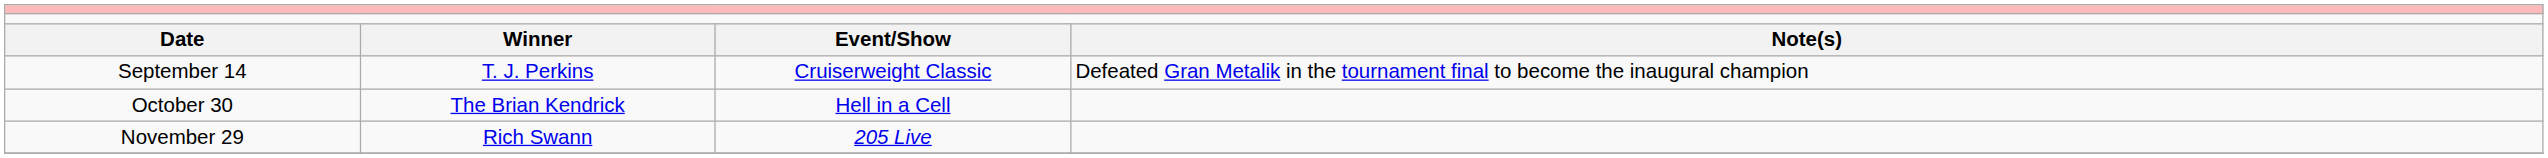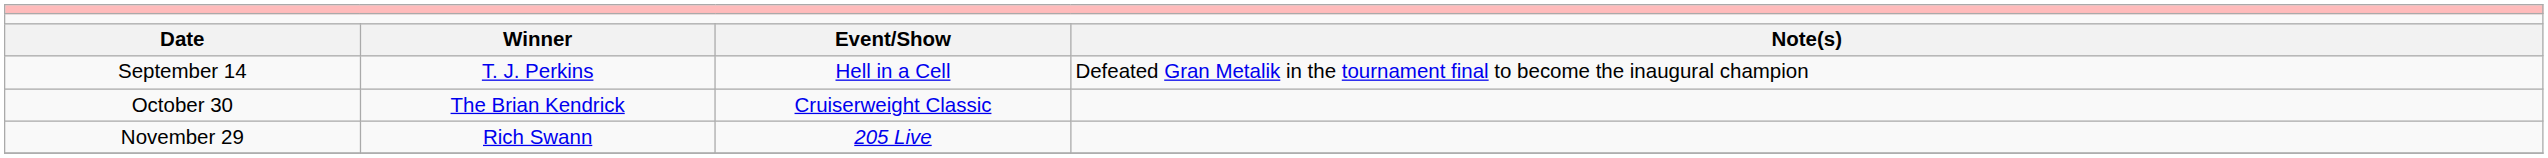(893, 72) Cruiserweight Classic -> (893, 72) Hell in a Cell
(893, 104) Hell in a Cell -> (893, 104) Cruiserweight Classic
